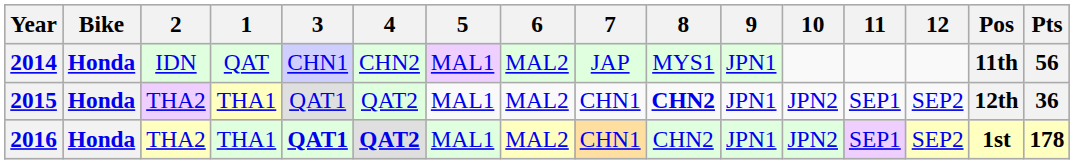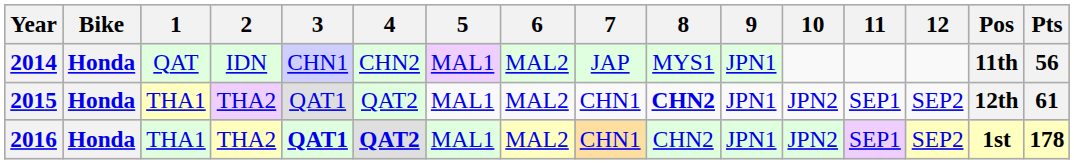columns swapped: (246, 24) <-> (176, 24)
(1047, 101) 36 -> (1047, 101) 61
